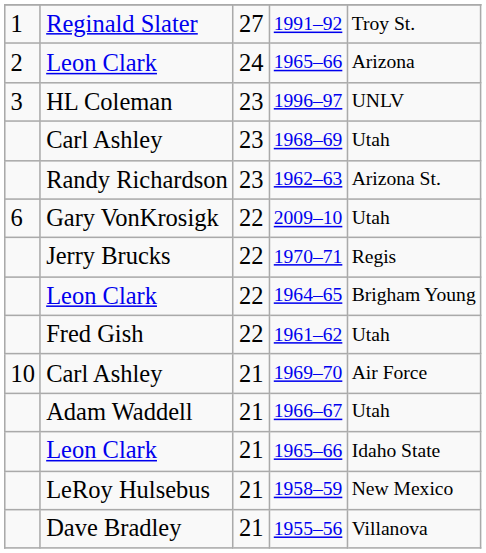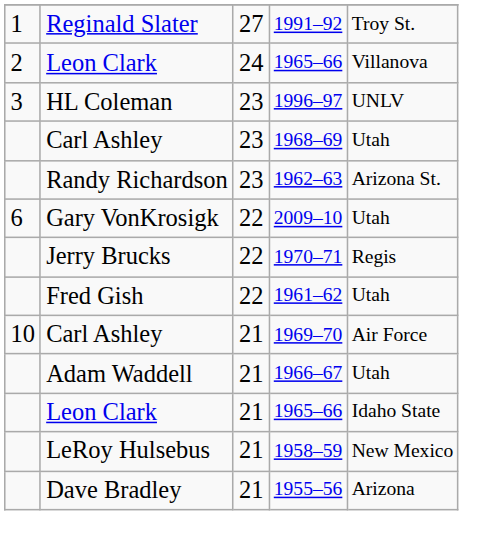(383, 62) Arizona -> (390, 62) Villanova
- row: (23, 296)
(390, 528) Villanova -> (383, 489) Arizona
